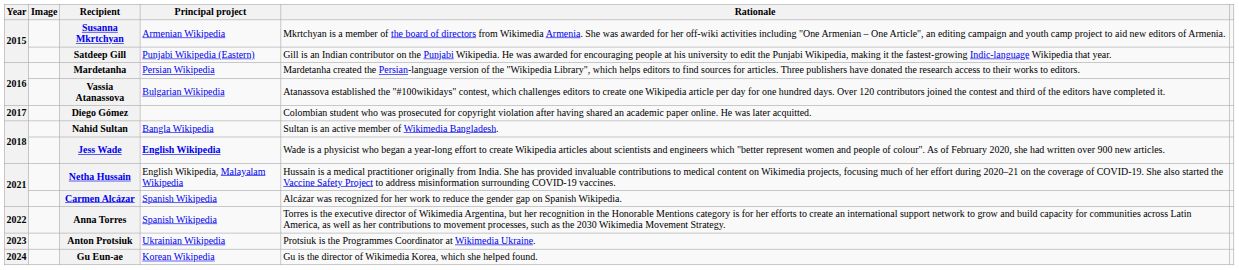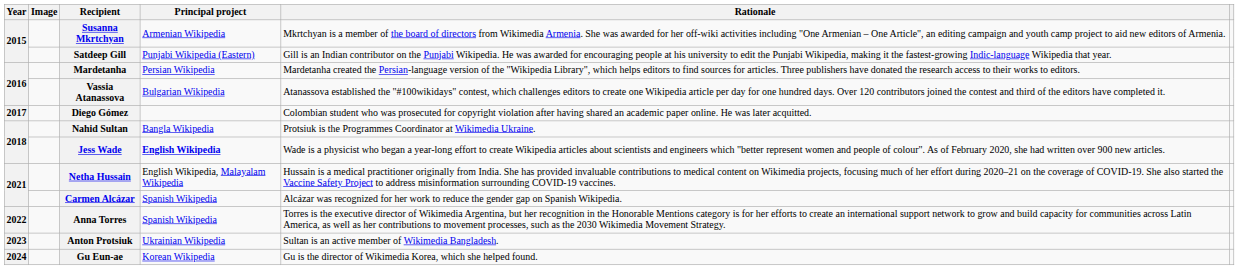(391, 129) Sultan is an active member of Wikimedia Bangladesh. -> (409, 129) Protsiuk is the Programmes Coordinator at Wikimedia Ukraine.
(409, 241) Protsiuk is the Programmes Coordinator at Wikimedia Ukraine. -> (391, 241) Sultan is an active member of Wikimedia Bangladesh.
